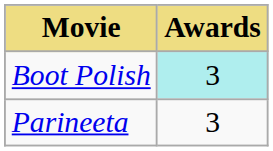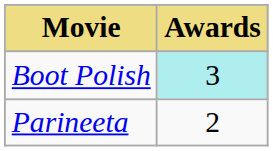(213, 121) 3 -> (213, 121) 2
